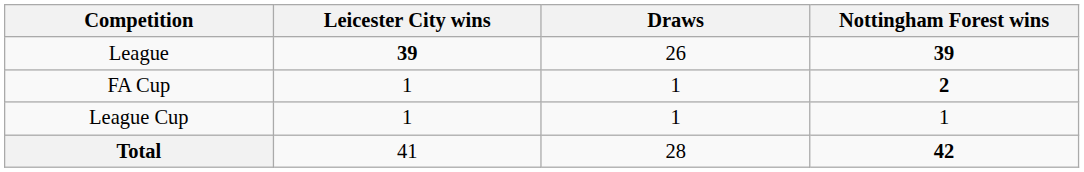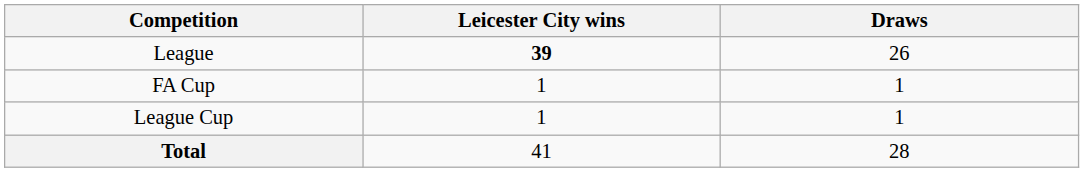- column: (944, 20)
